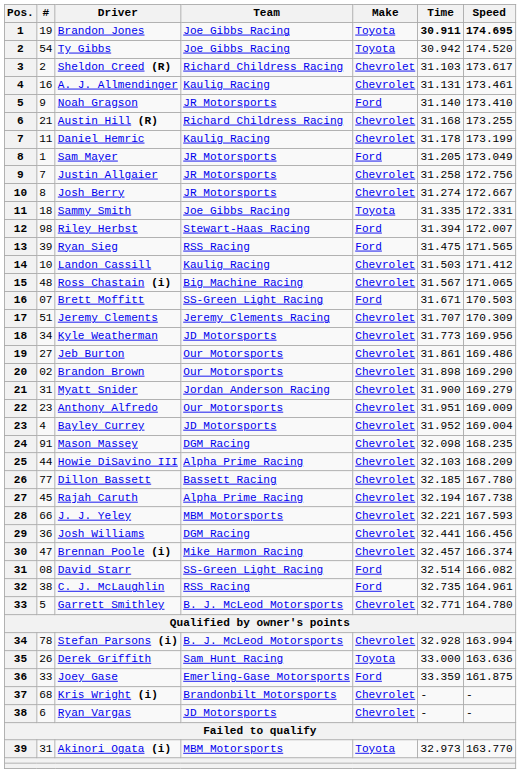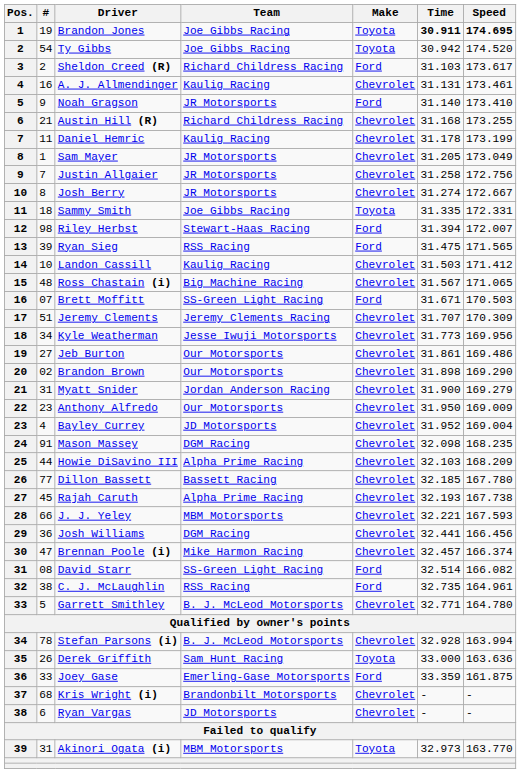(385, 68) Chevrolet -> (369, 68) Ford
(369, 157) Ford -> (385, 157) Chevrolet
(230, 337) JD Motorsports -> (260, 337) Jesse Iwuji Motorsports
(441, 409) 31.951 -> (441, 409) 31.950
(441, 498) 32.194 -> (441, 498) 32.193
